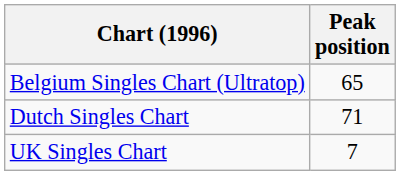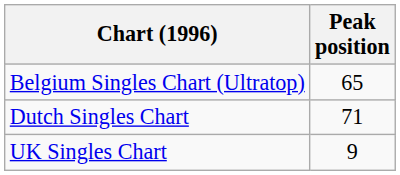(352, 151) 7 -> (352, 151) 9
